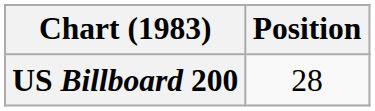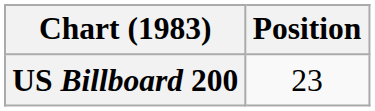(307, 79) 28 -> (307, 79) 23
